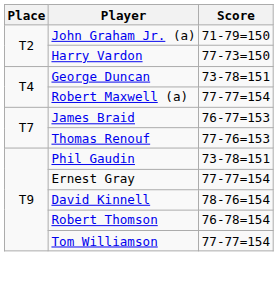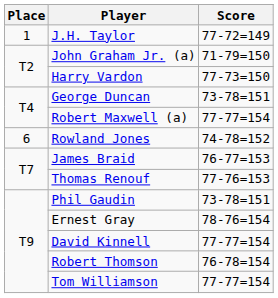+ row: (93, 35)
+ row: (101, 138)
(236, 179) 77-77=154 -> (236, 220) 78-76=154
(236, 200) 78-76=154 -> (236, 241) 77-77=154
